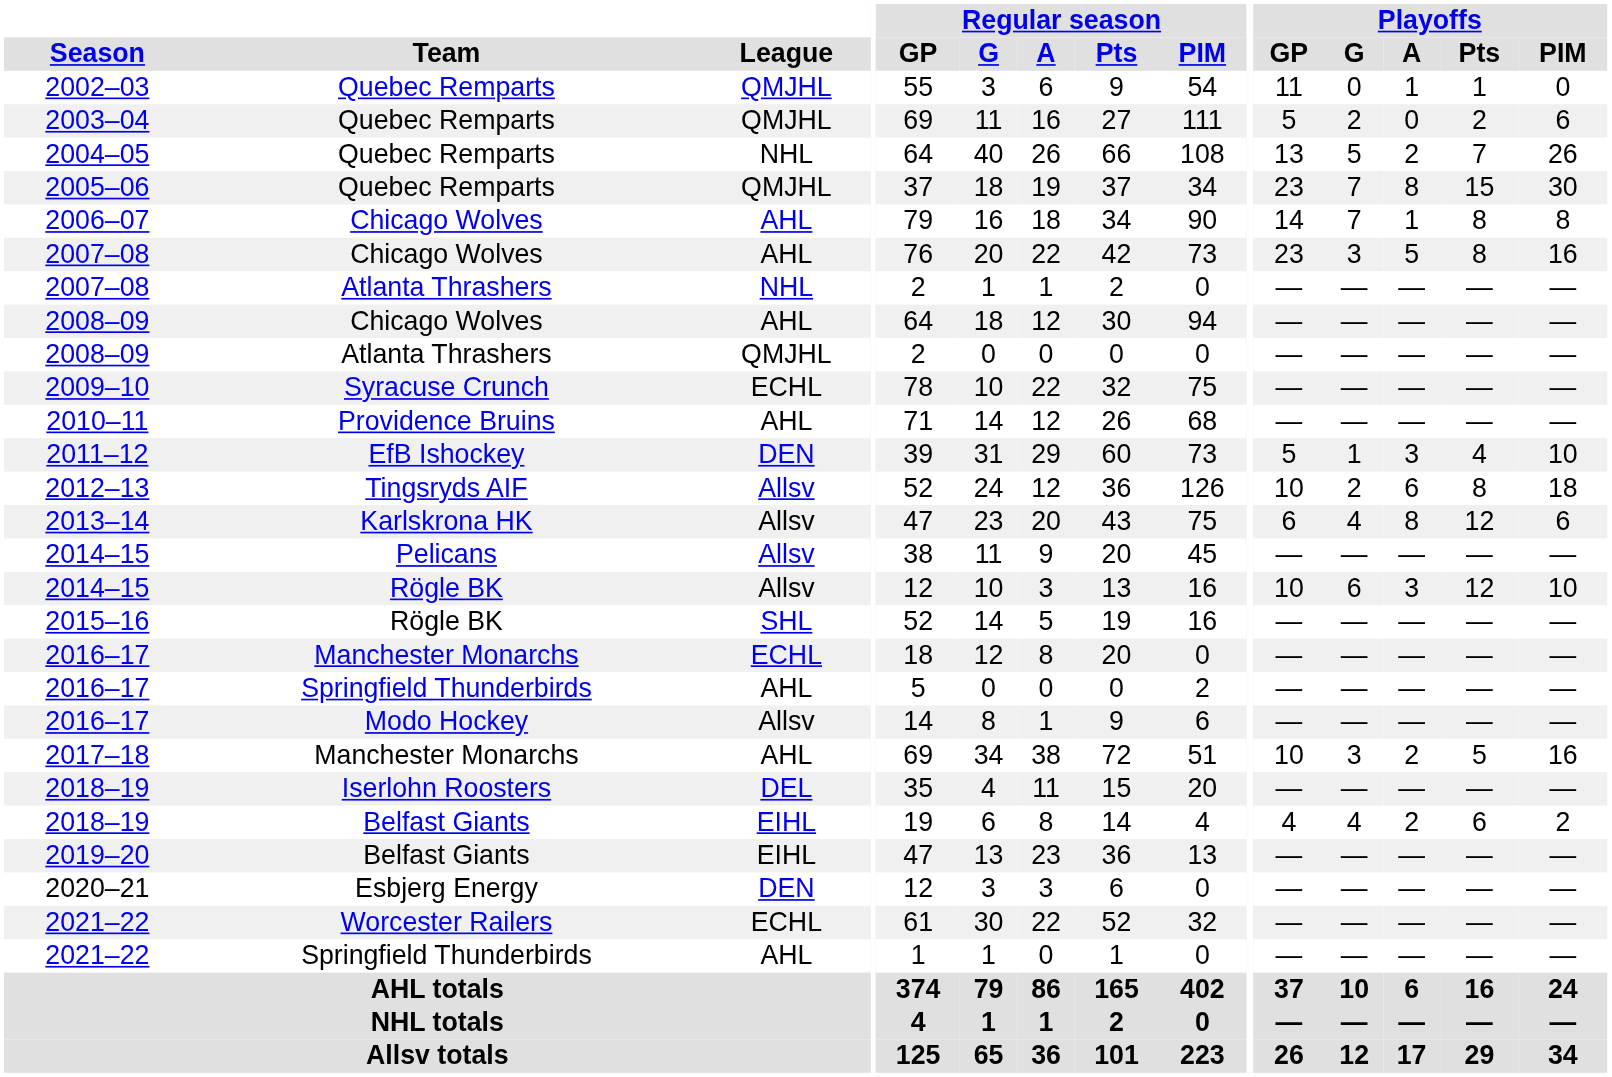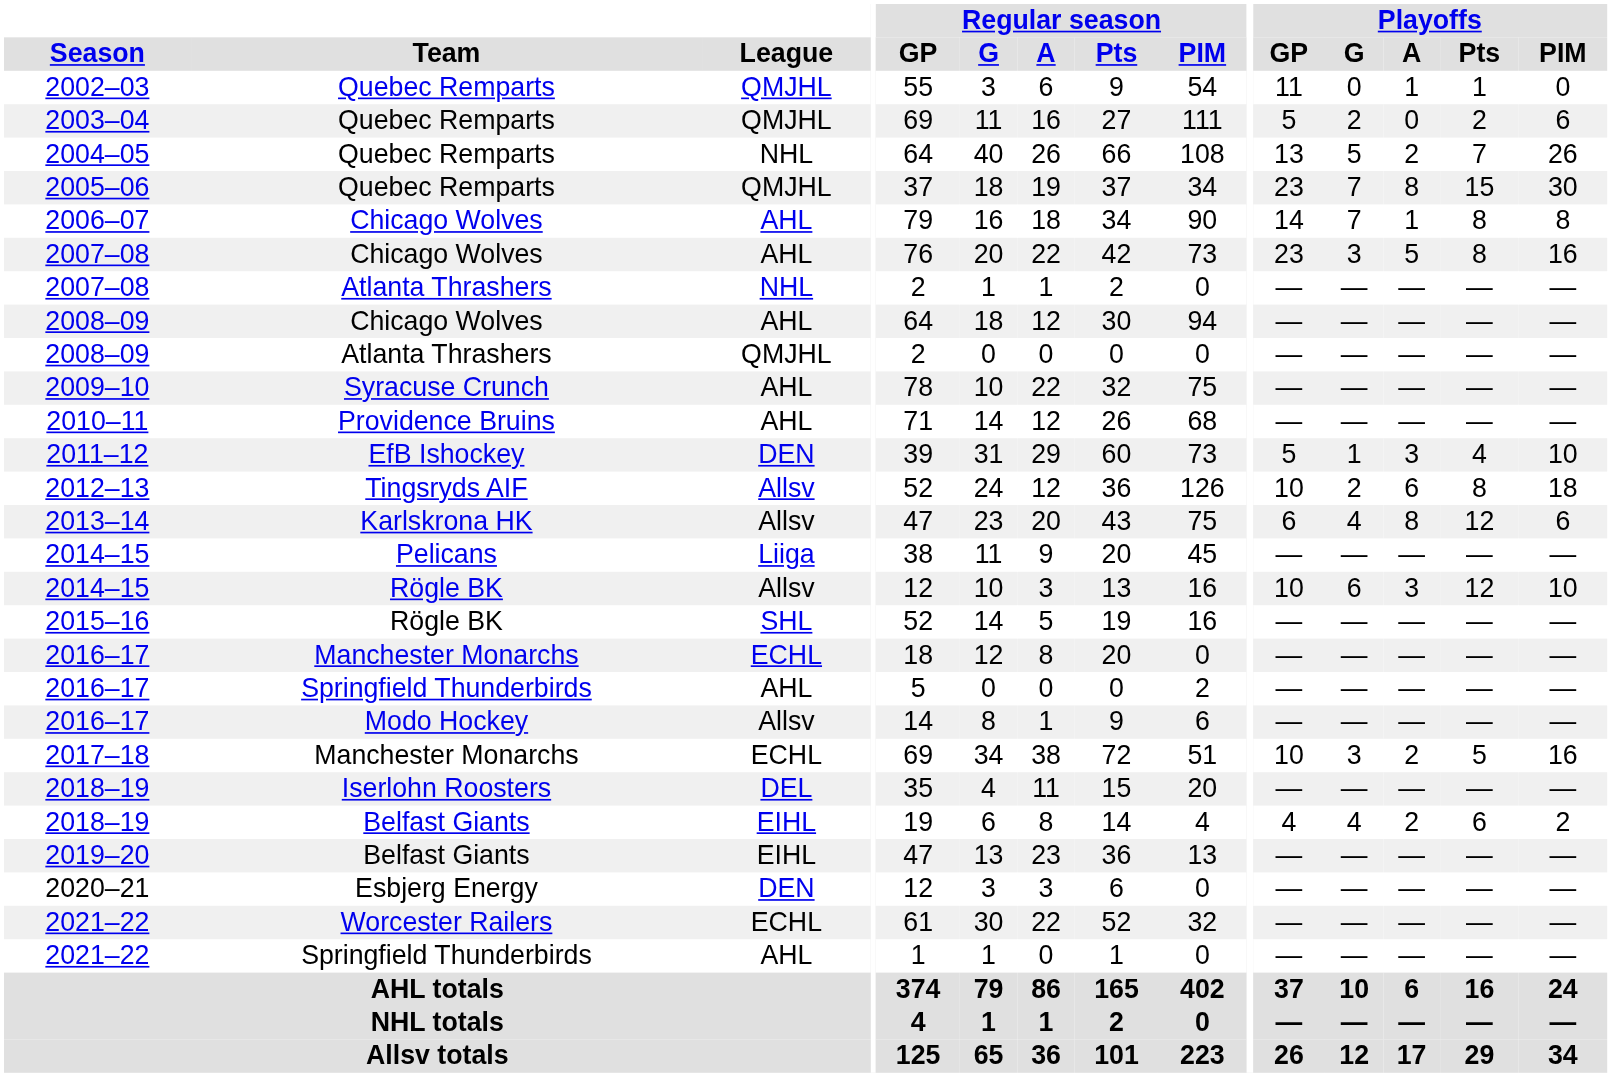(786, 387) ECHL -> (786, 387) AHL
(786, 554) Allsv -> (786, 554) Liiga
(786, 755) AHL -> (786, 755) ECHL
